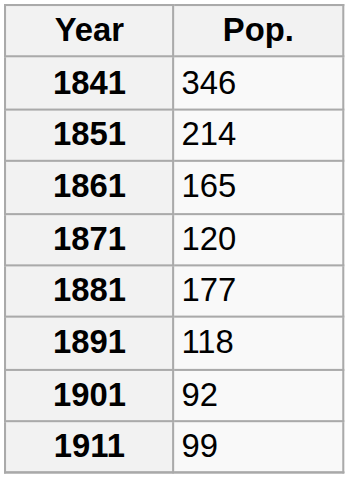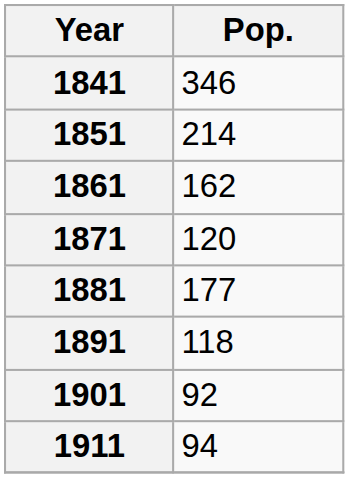(209, 186) 165 -> (209, 186) 162
(200, 446) 99 -> (200, 446) 94
